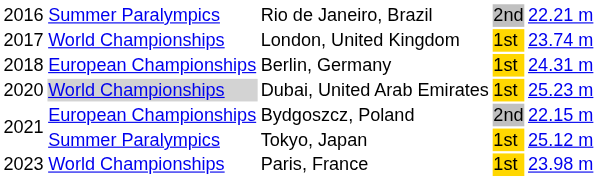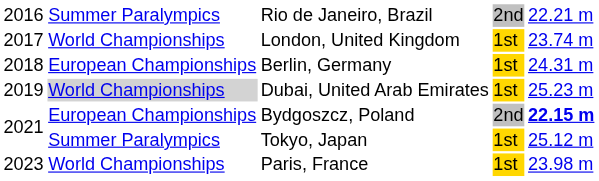(24, 90) 2020 -> (24, 90) 2019
(561, 114) normal -> (561, 114) bold
